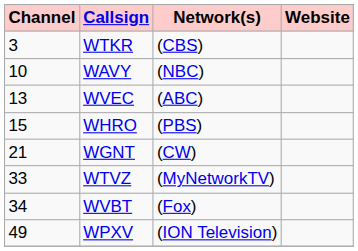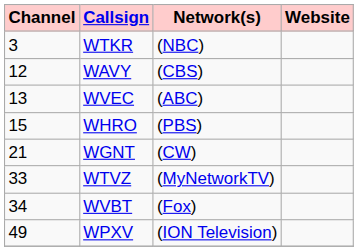(180, 44) (CBS) -> (181, 44) (NBC)
(18, 71) 10 -> (18, 71) 12
(181, 71) (NBC) -> (180, 71) (CBS)
